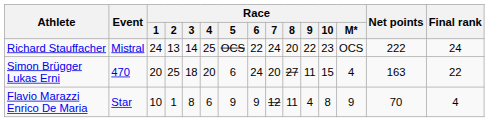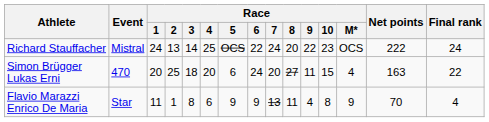(156, 102) 10 -> (156, 102) 11
(274, 102) 12 -> (274, 102) 13
